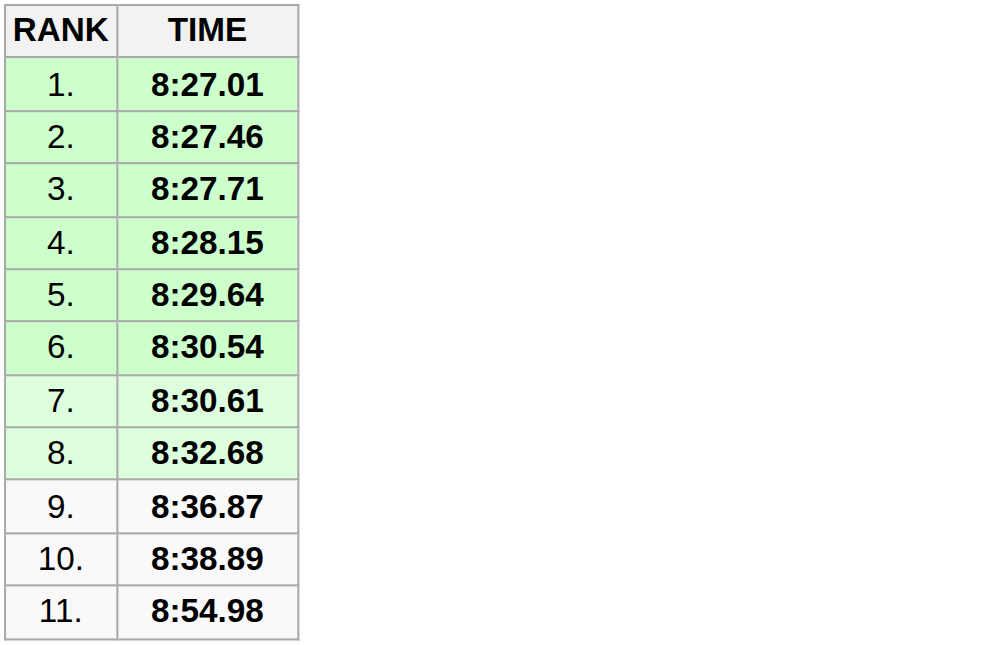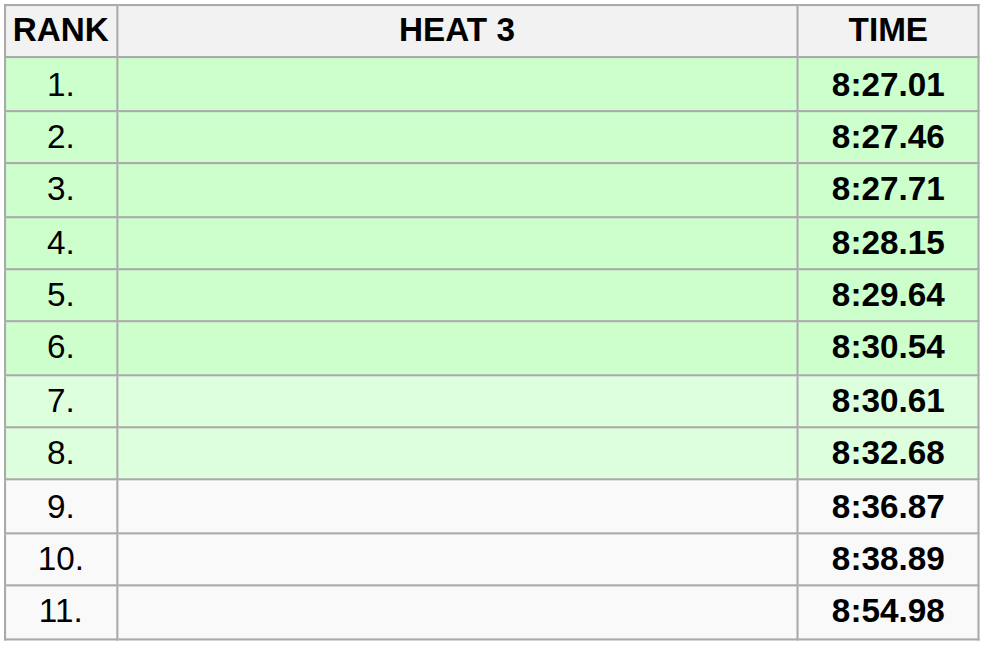+ column: (457, 30)
